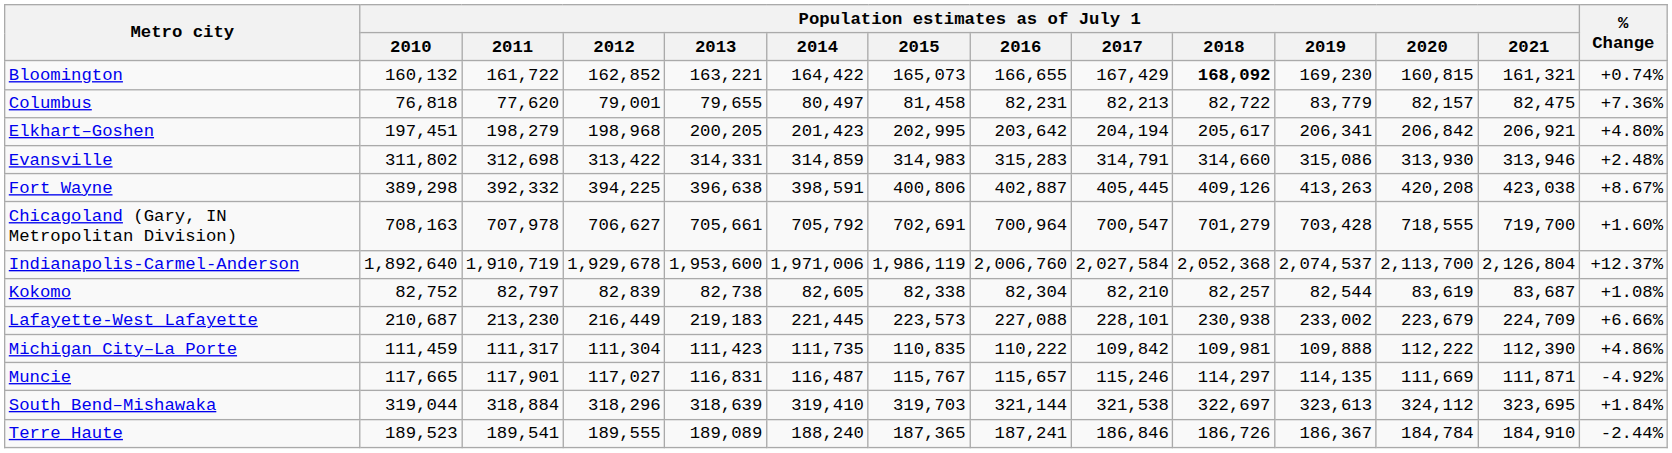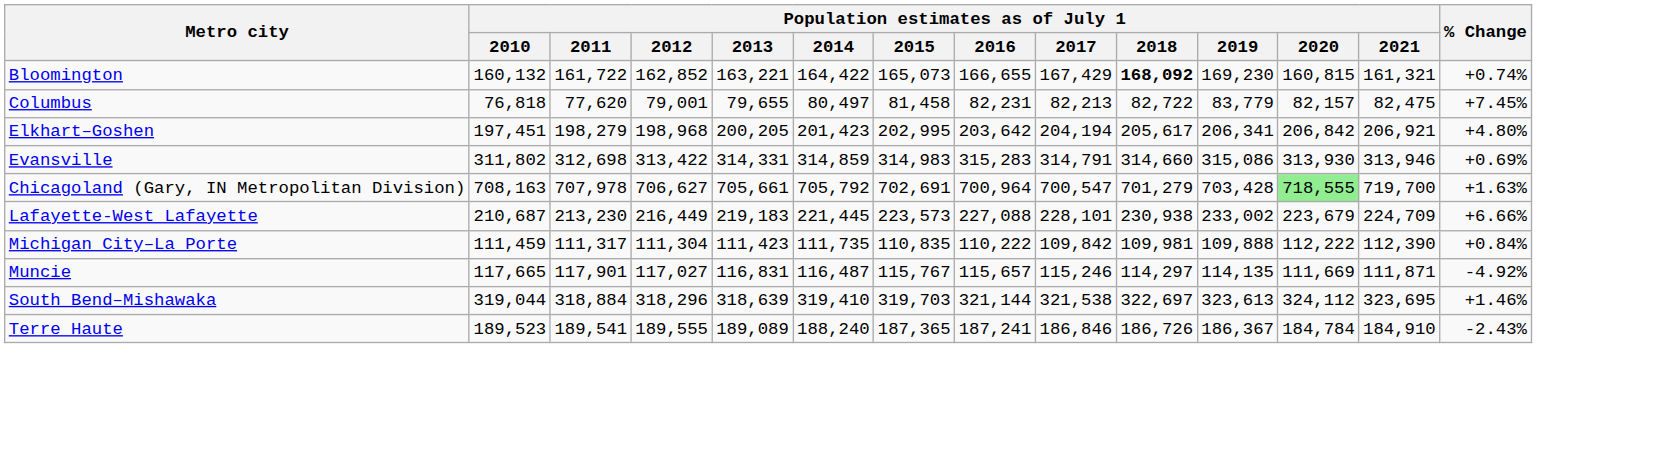(1632, 103) +7.36% -> (1496, 103) +7.45%
(1632, 160) +2.48% -> (1496, 160) +0.69%
- row: (61, 188)
(1437, 226) no background -> (1318, 188) lightgreen background
(1632, 226) +1.60% -> (1496, 188) +1.63%
- row: (154, 264)
- row: (40, 292)
(1632, 349) +4.86% -> (1496, 244) +0.84%
(1632, 405) +1.84% -> (1496, 301) +1.46%
(1632, 433) -2.44% -> (1496, 329) -2.43%
